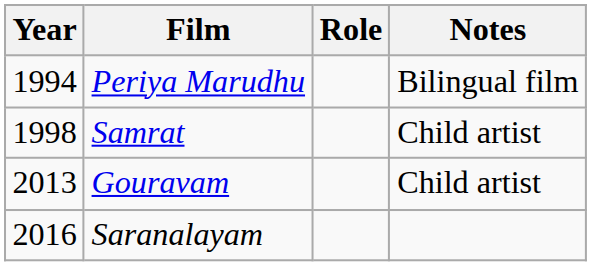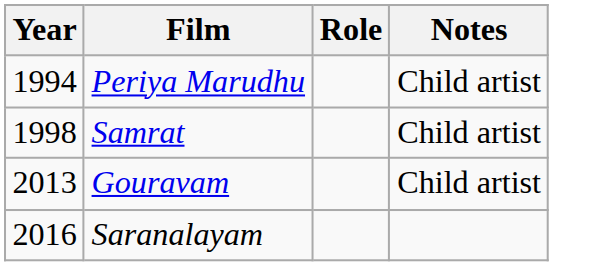(488, 81) Bilingual film -> (469, 81) Child artist
